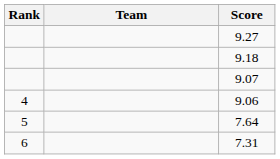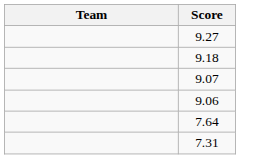- column: (24, 15)
